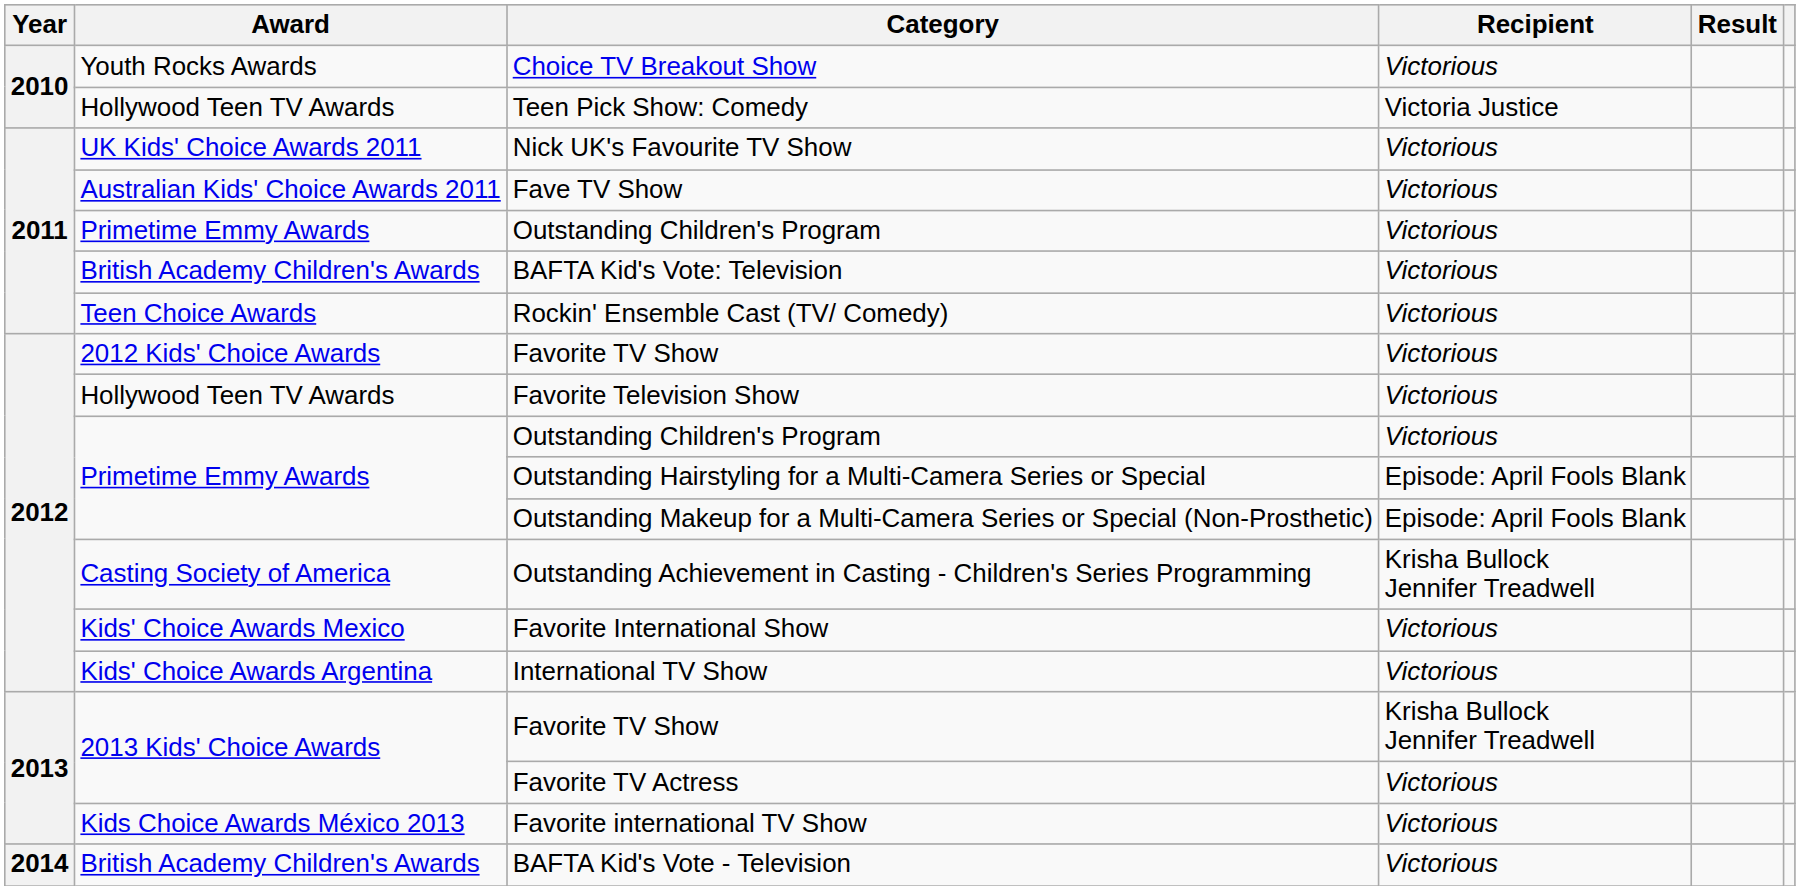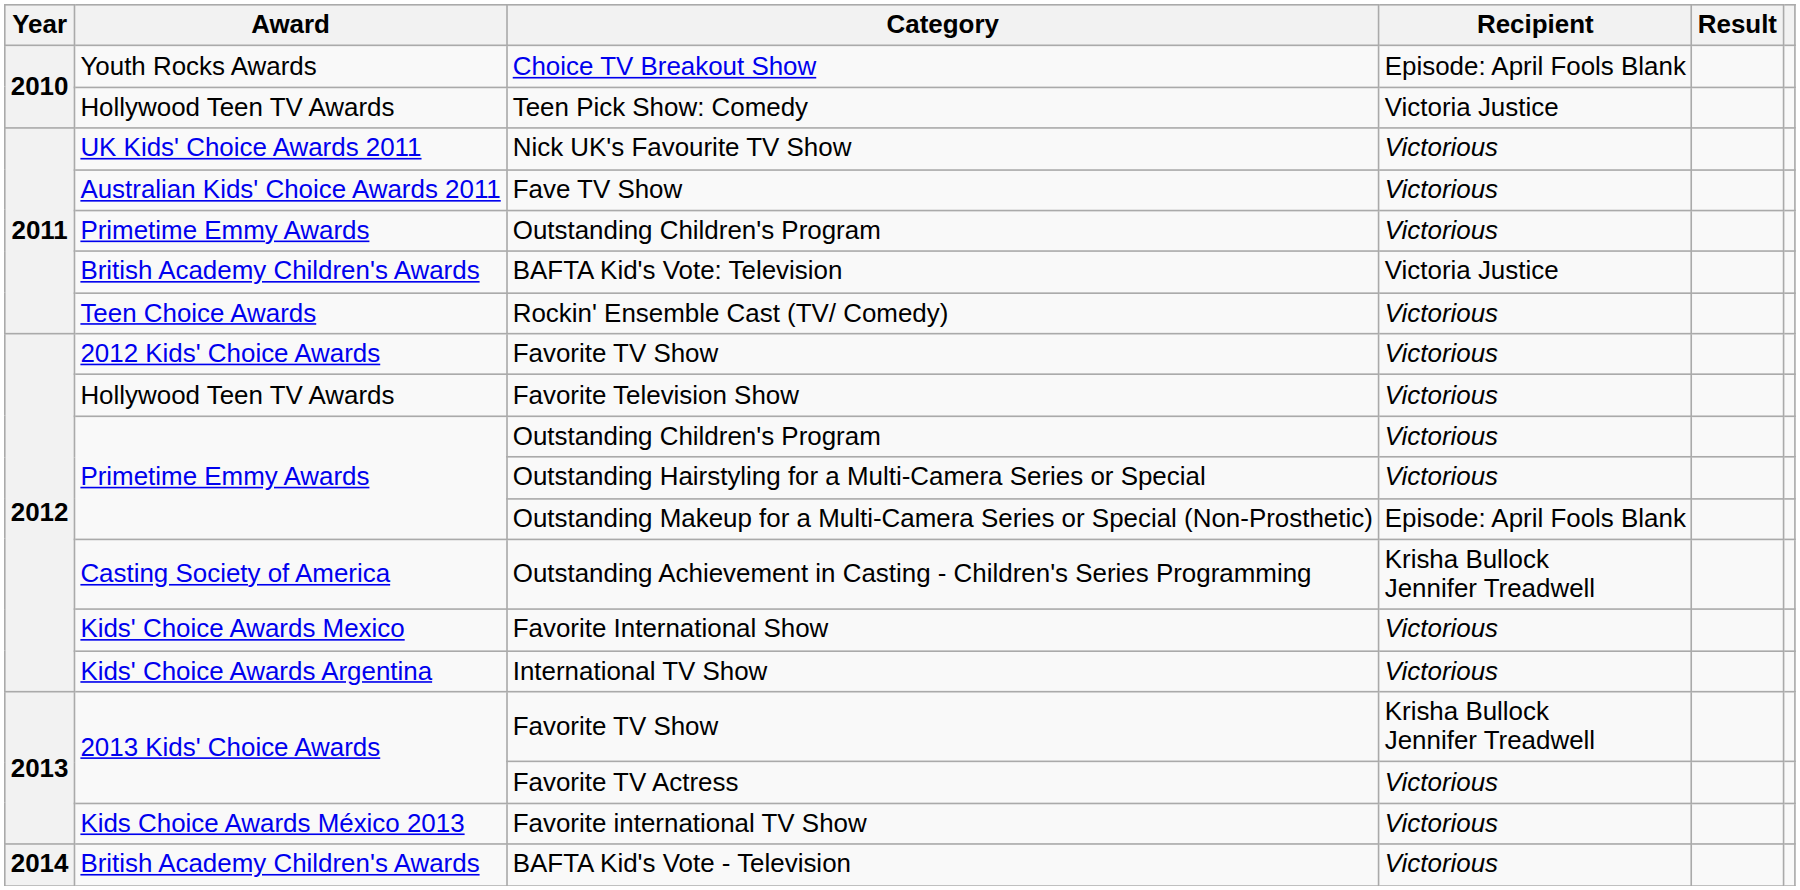(1441, 66) Victorious -> (1535, 66) Episode: April Fools Blank
(1441, 271) Victorious -> (1472, 271) Victoria Justice
(1535, 477) Episode: April Fools Blank -> (1441, 477) Victorious
